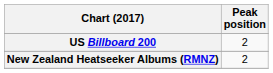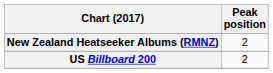rows swapped: (113, 59) <-> (113, 42)
